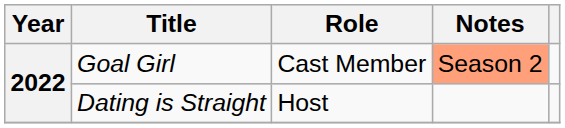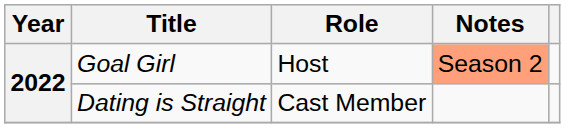(352, 63) Cast Member -> (303, 63) Host
(303, 102) Host -> (352, 102) Cast Member
